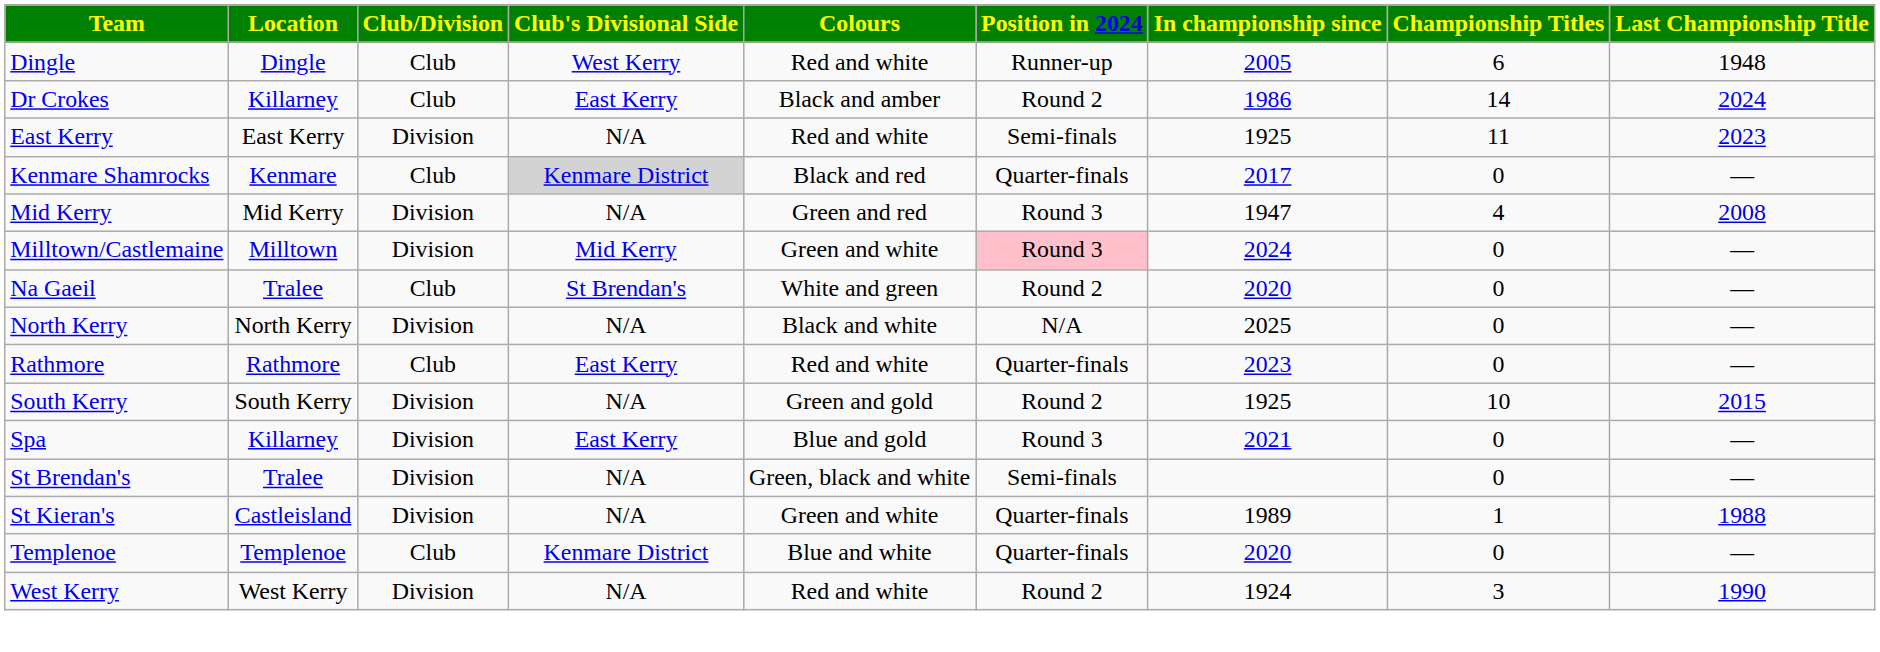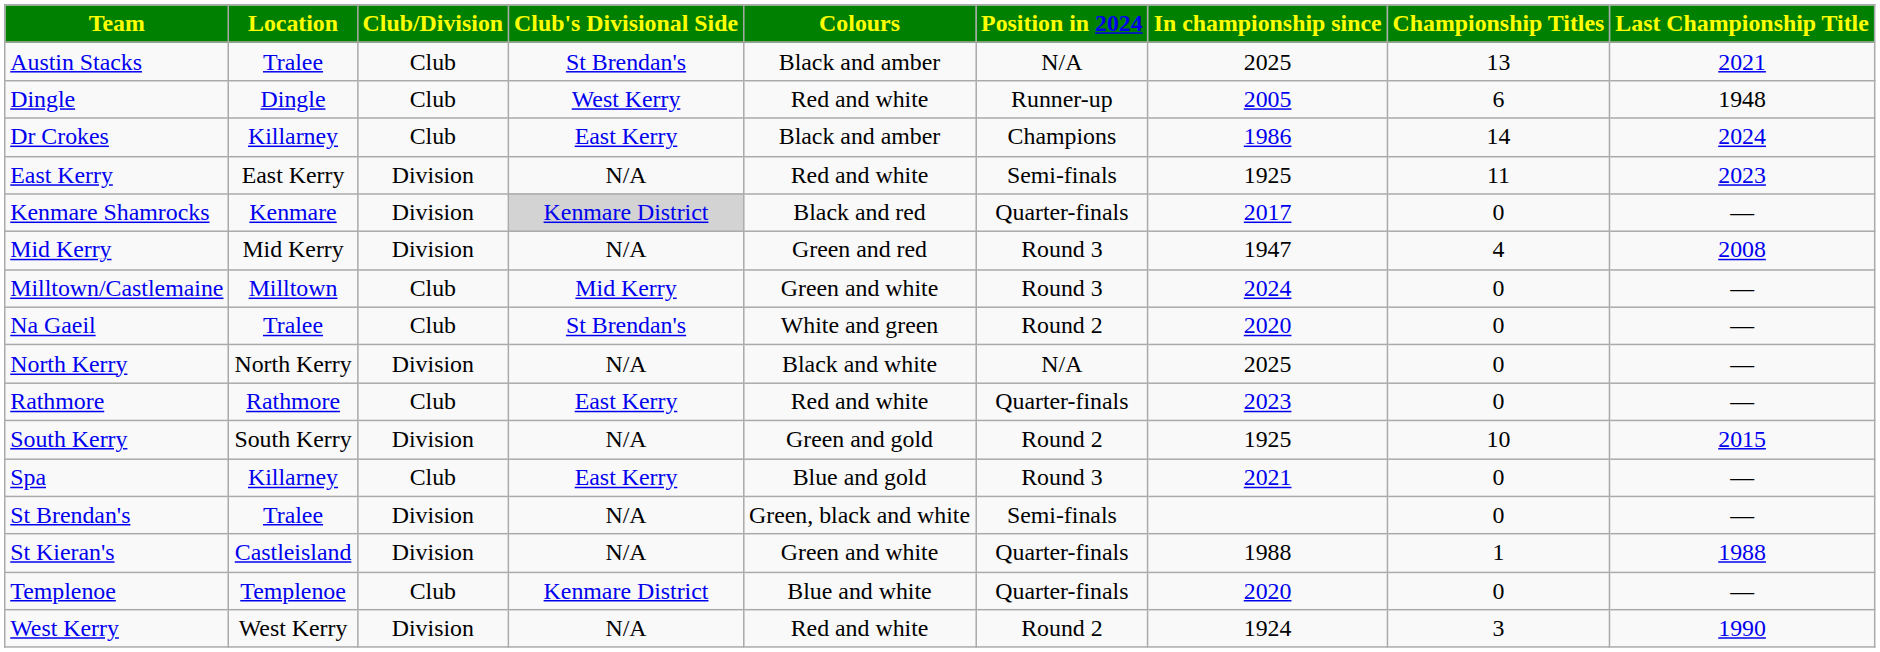+ row: (76, 61)
(1062, 99) Round 2 -> (1062, 136) Champions
(433, 174) Club -> (433, 212) Division
(433, 250) Division -> (433, 288) Club
(1062, 250) pink background -> (1062, 288) no background
(433, 439) Division -> (433, 477) Club
(1268, 514) 1989 -> (1268, 552) 1988
